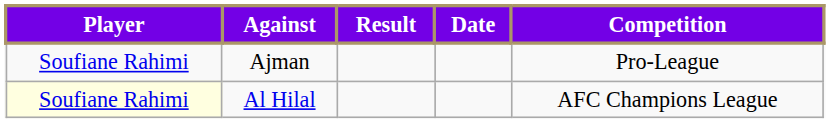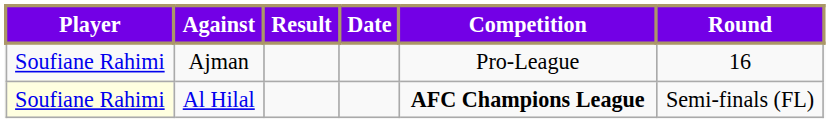+ column: (740, 24)
(667, 98) normal -> (528, 98) bold
